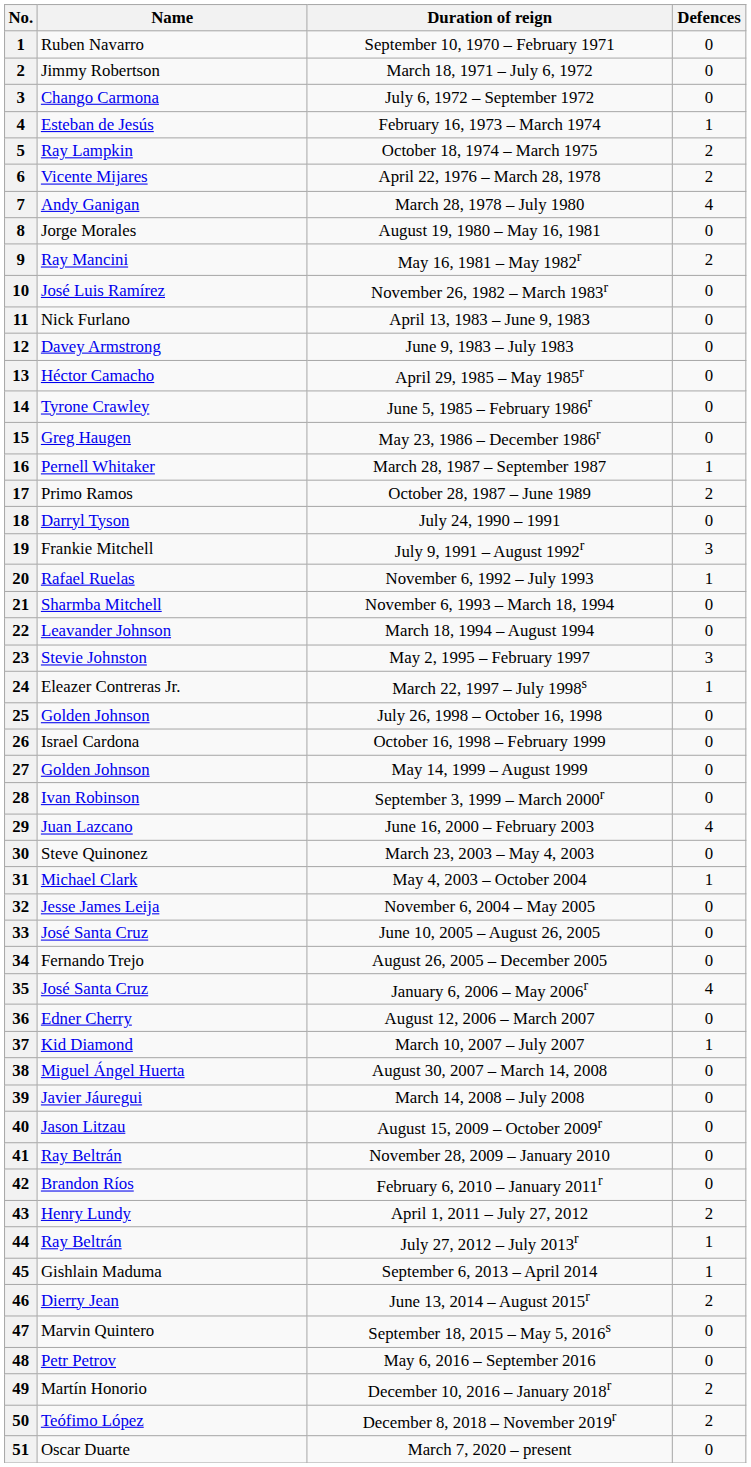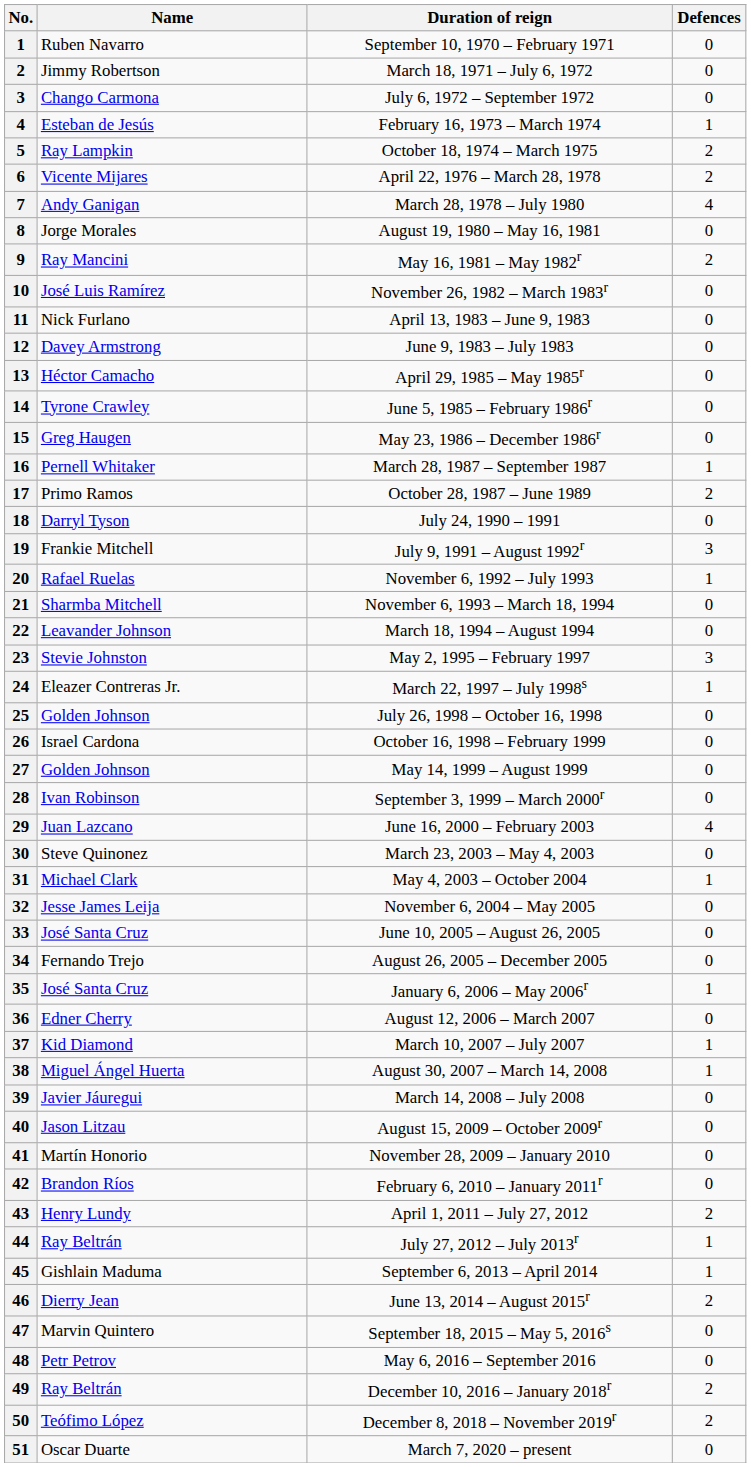(709, 988) 4 -> (709, 988) 1
(709, 1071) 0 -> (709, 1071) 1
(81, 1155) Ray Beltrán -> (94, 1155) Martín Honorio
(94, 1389) Martín Honorio -> (81, 1389) Ray Beltrán
